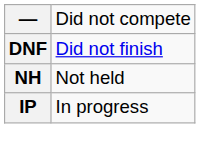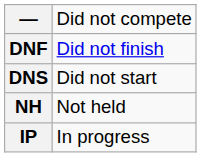+ row: (28, 78)
